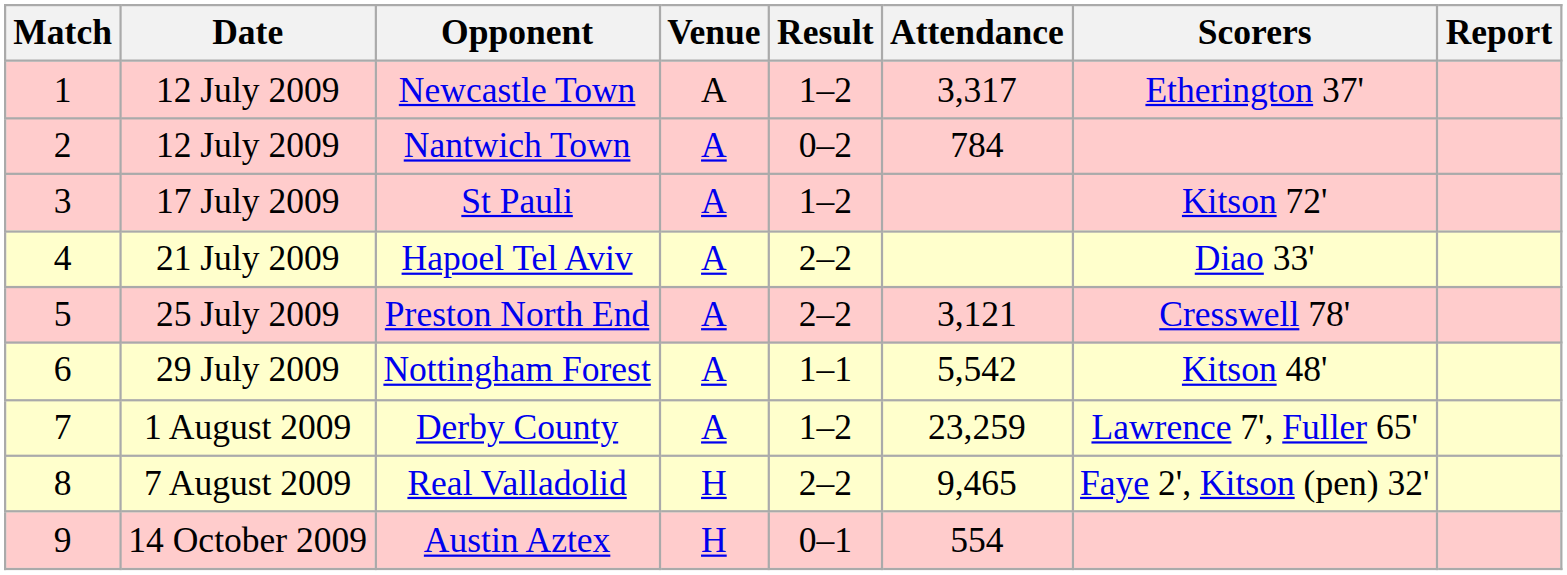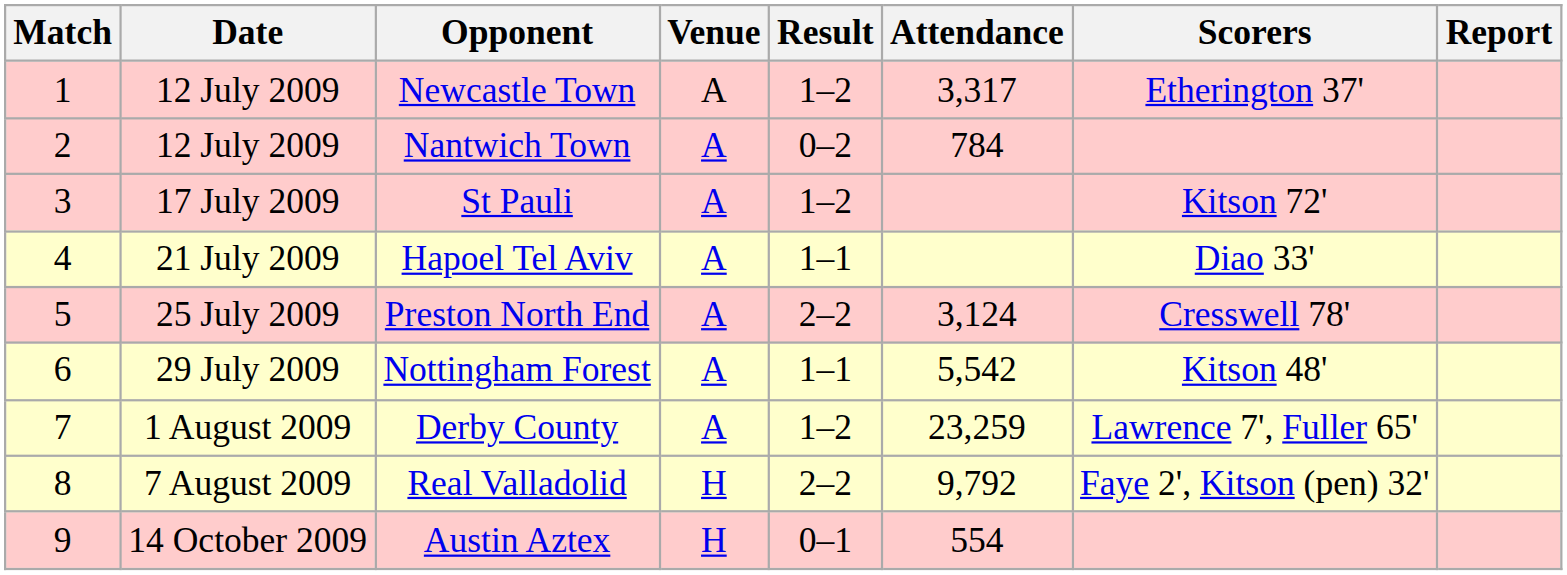(825, 257) 2–2 -> (825, 257) 1–1
(977, 314) 3,121 -> (977, 314) 3,124
(977, 483) 9,465 -> (977, 483) 9,792
